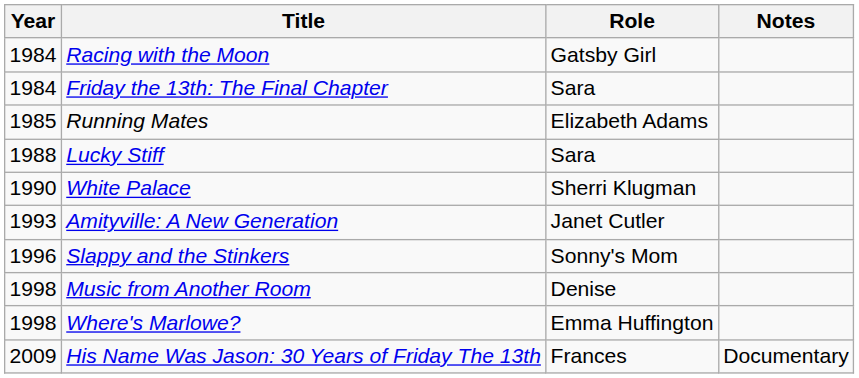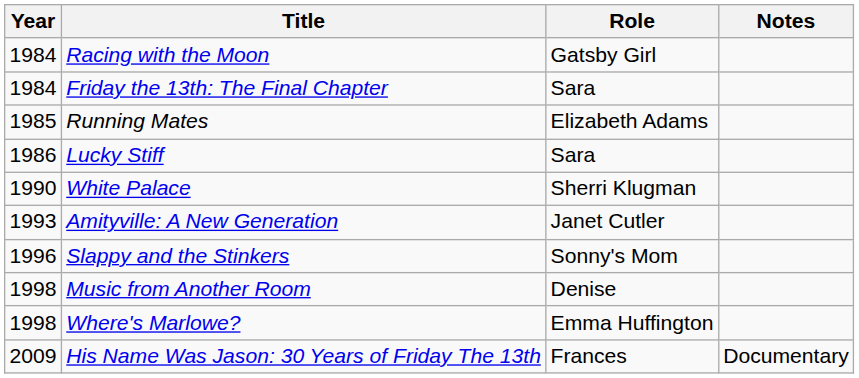(33, 155) 1988 -> (33, 155) 1986
